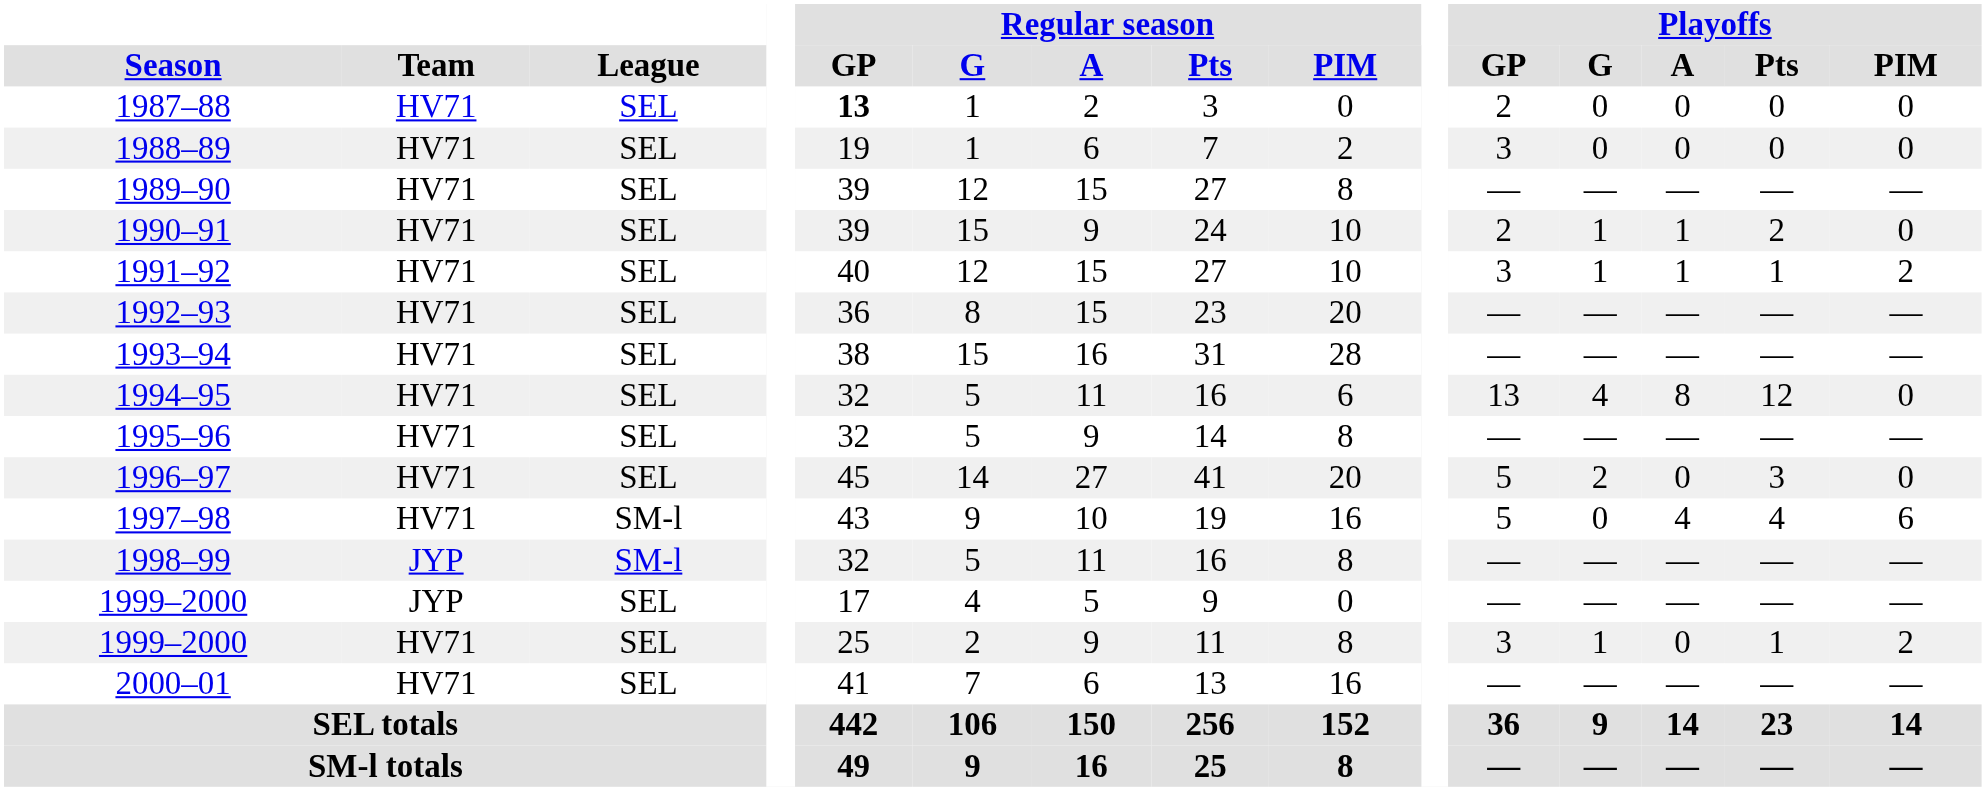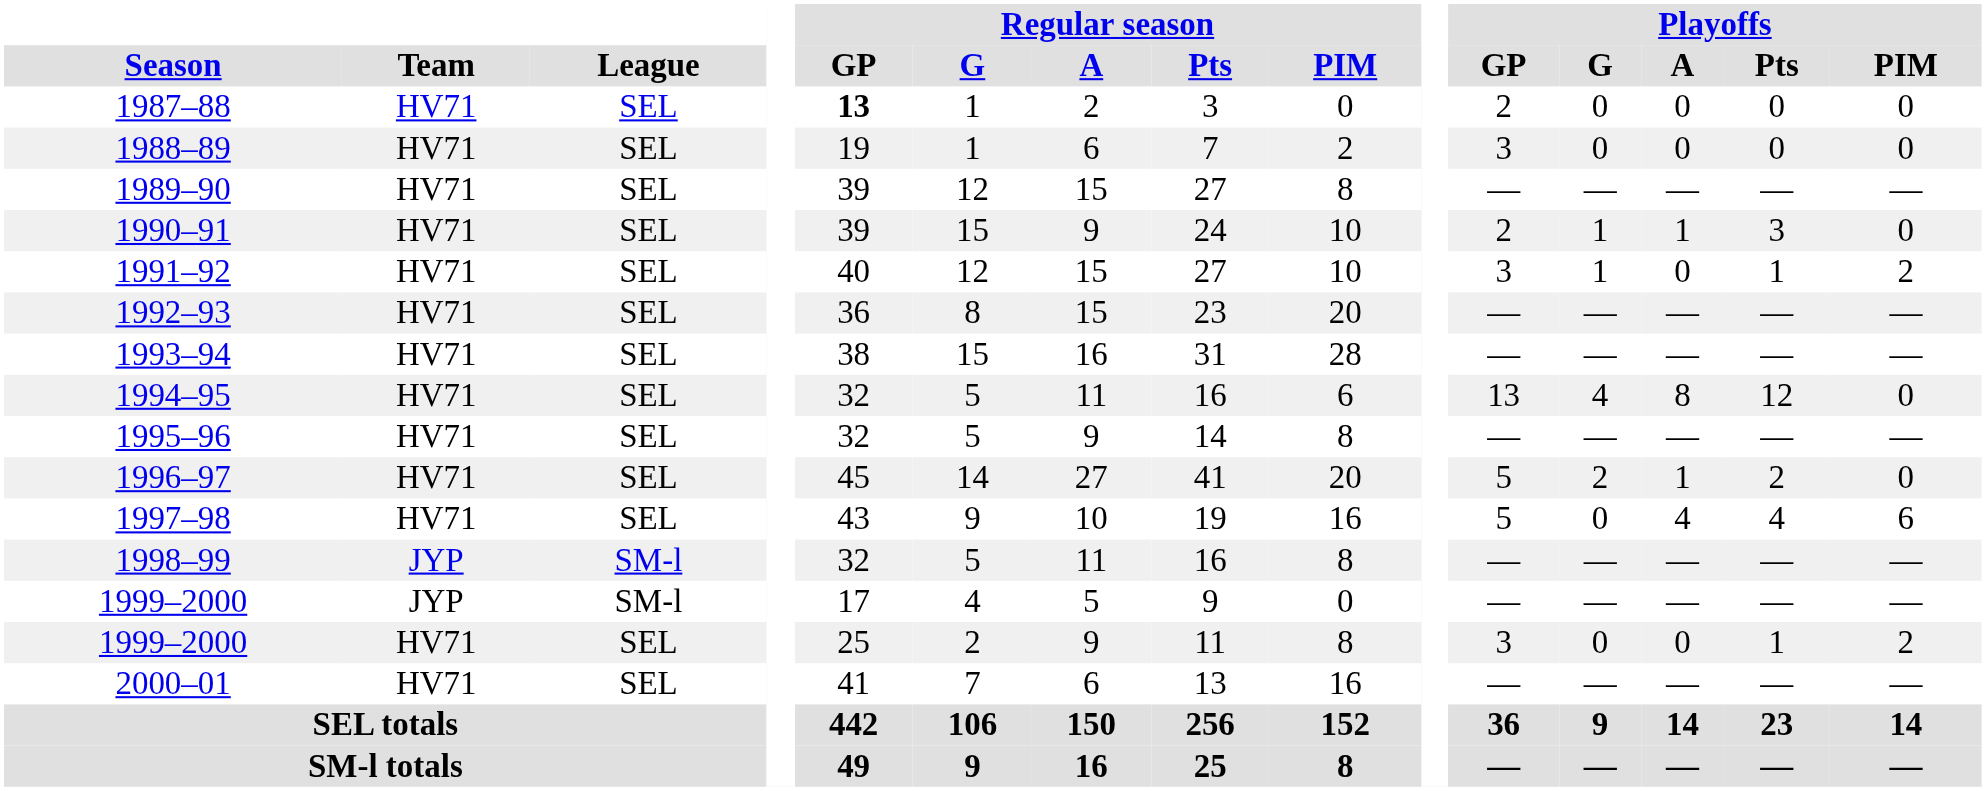(1777, 230) 2 -> (1777, 230) 3
(1682, 271) 1 -> (1682, 271) 0
(1682, 477) 0 -> (1682, 477) 1
(1777, 477) 3 -> (1777, 477) 2
(648, 518) SM-l -> (648, 518) SEL
(648, 600) SEL -> (648, 600) SM-l
(1600, 642) 1 -> (1600, 642) 0
